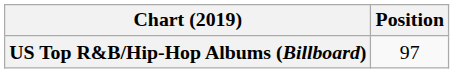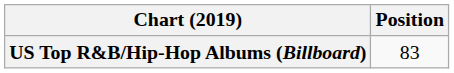(410, 51) 97 -> (410, 51) 83
